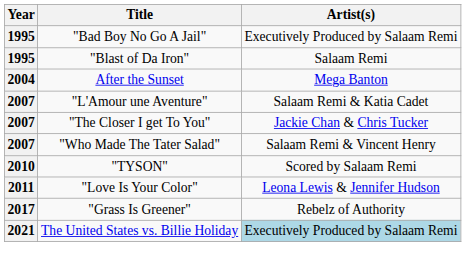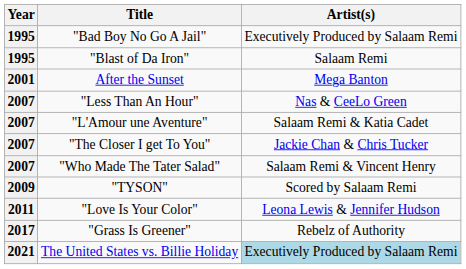(21, 79) 2004 -> (21, 79) 2001
+ row: (140, 101)
(21, 166) 2010 -> (21, 187) 2009
